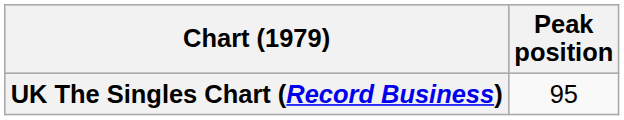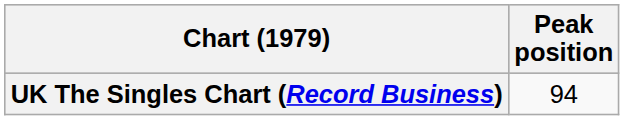(564, 93) 95 -> (564, 93) 94
